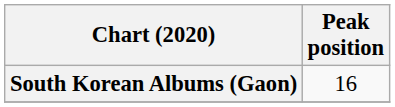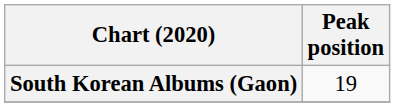(346, 83) 16 -> (346, 83) 19
